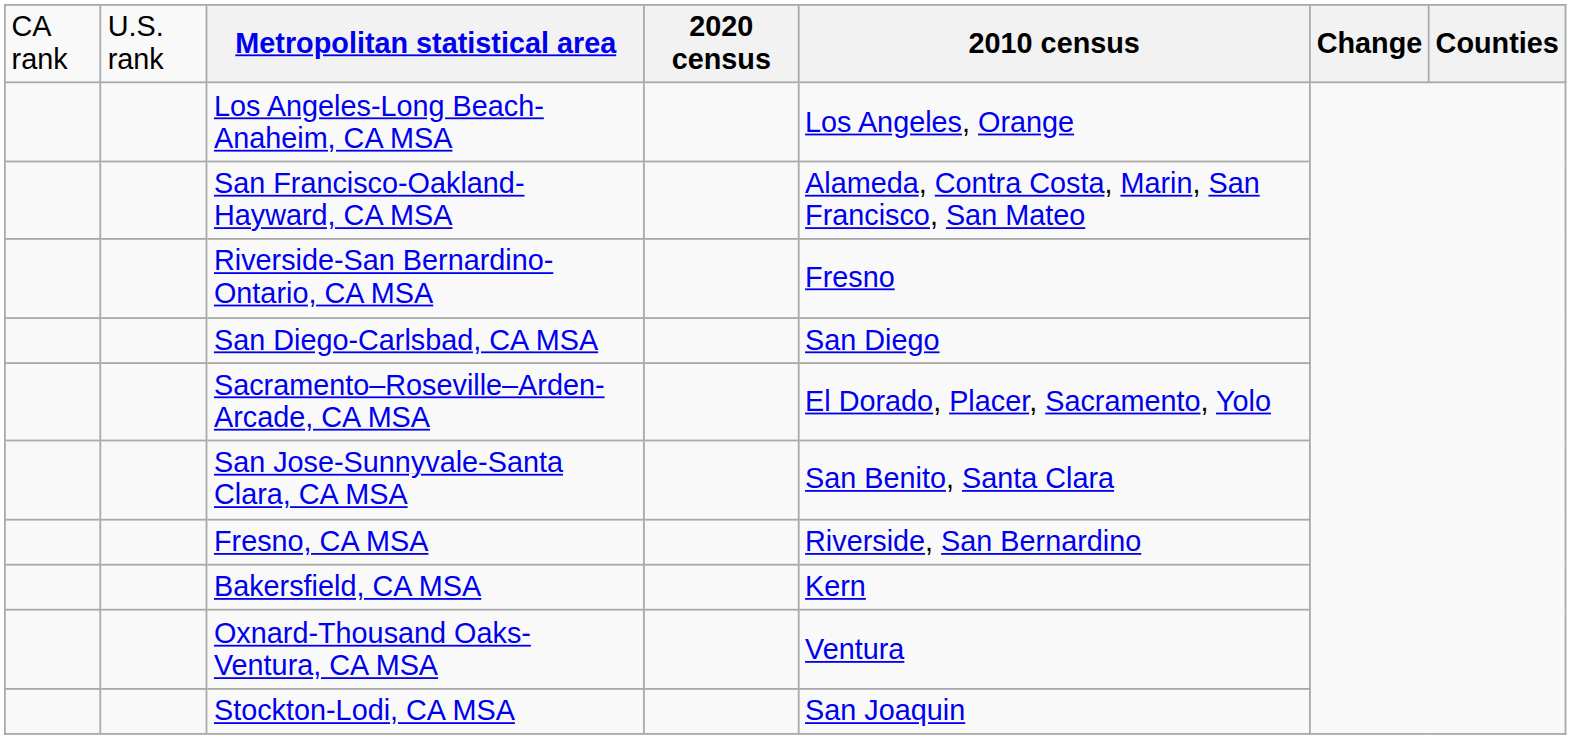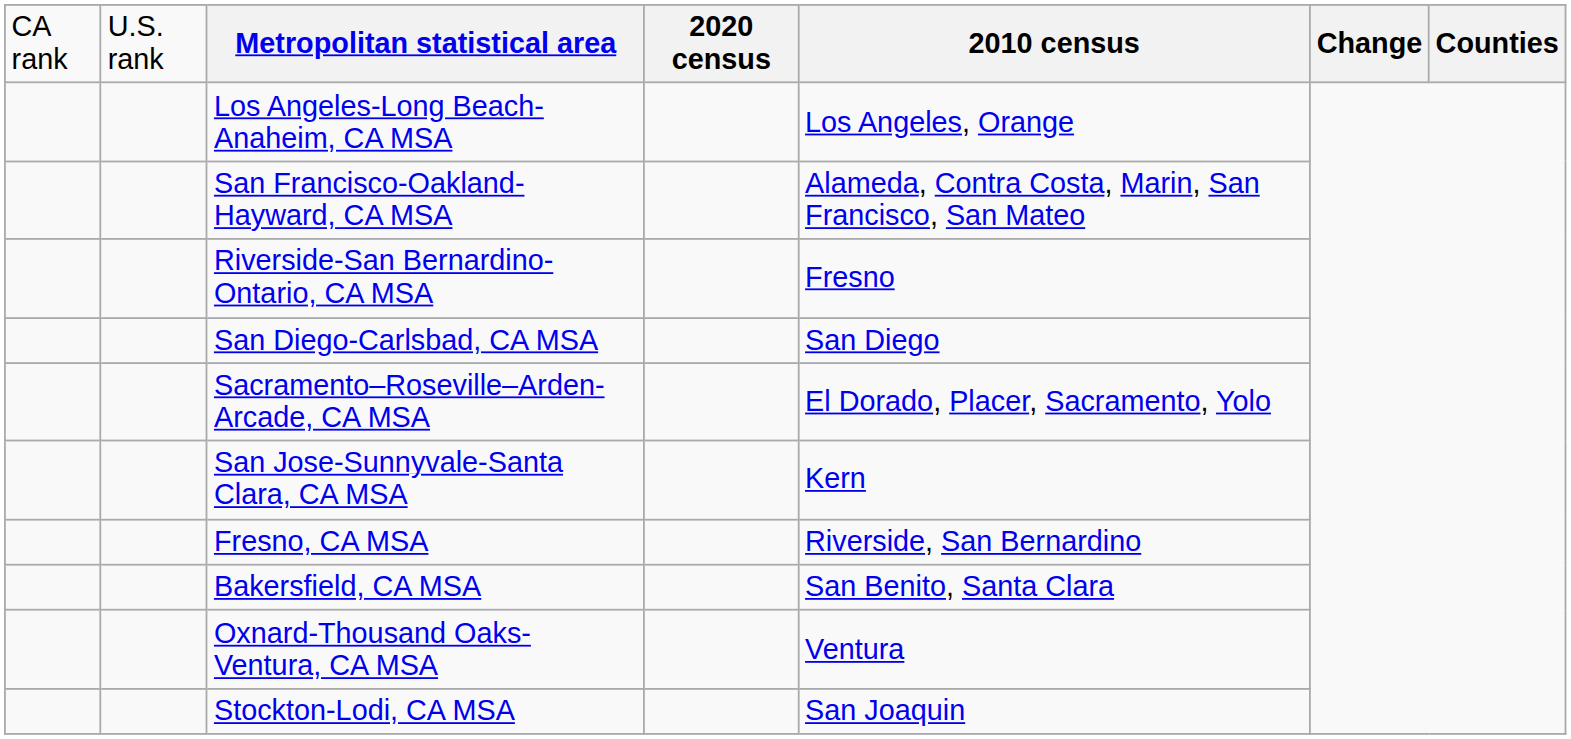(960, 479) San Benito, Santa Clara -> (835, 479) Kern
(835, 587) Kern -> (960, 587) San Benito, Santa Clara
